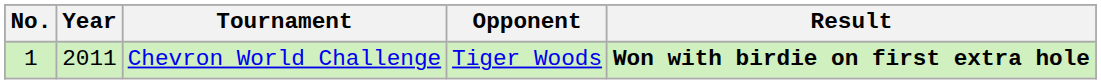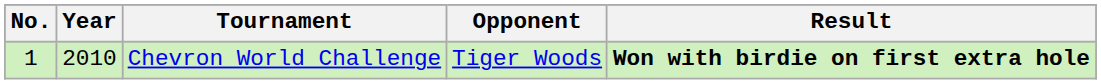(89, 60) 2011 -> (89, 60) 2010
